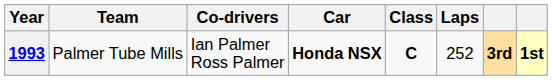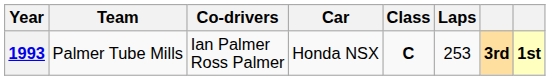(337, 53) bold -> (336, 53) normal
(460, 53) 252 -> (457, 53) 253
